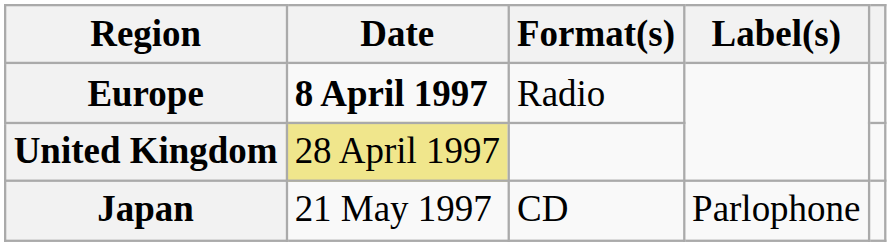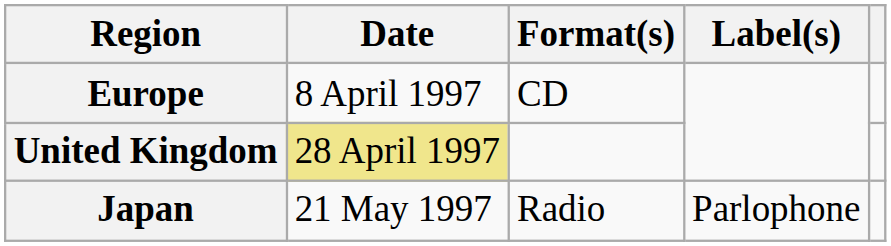(391, 92) bold -> (388, 92) normal
(561, 92) Radio -> (543, 92) CD
(543, 209) CD -> (561, 209) Radio
